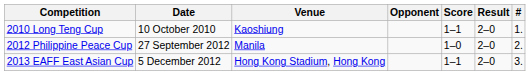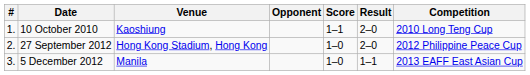columns swapped: (518, 12) <-> (70, 12)
(250, 45) Manila -> (192, 45) Hong Kong Stadium, Hong Kong
(310, 62) Hong Kong Stadium, Hong Kong -> (132, 62) Manila
(453, 62) 1–1 -> (335, 62) 1–0
(486, 62) 2–0 -> (368, 62) 1–1
